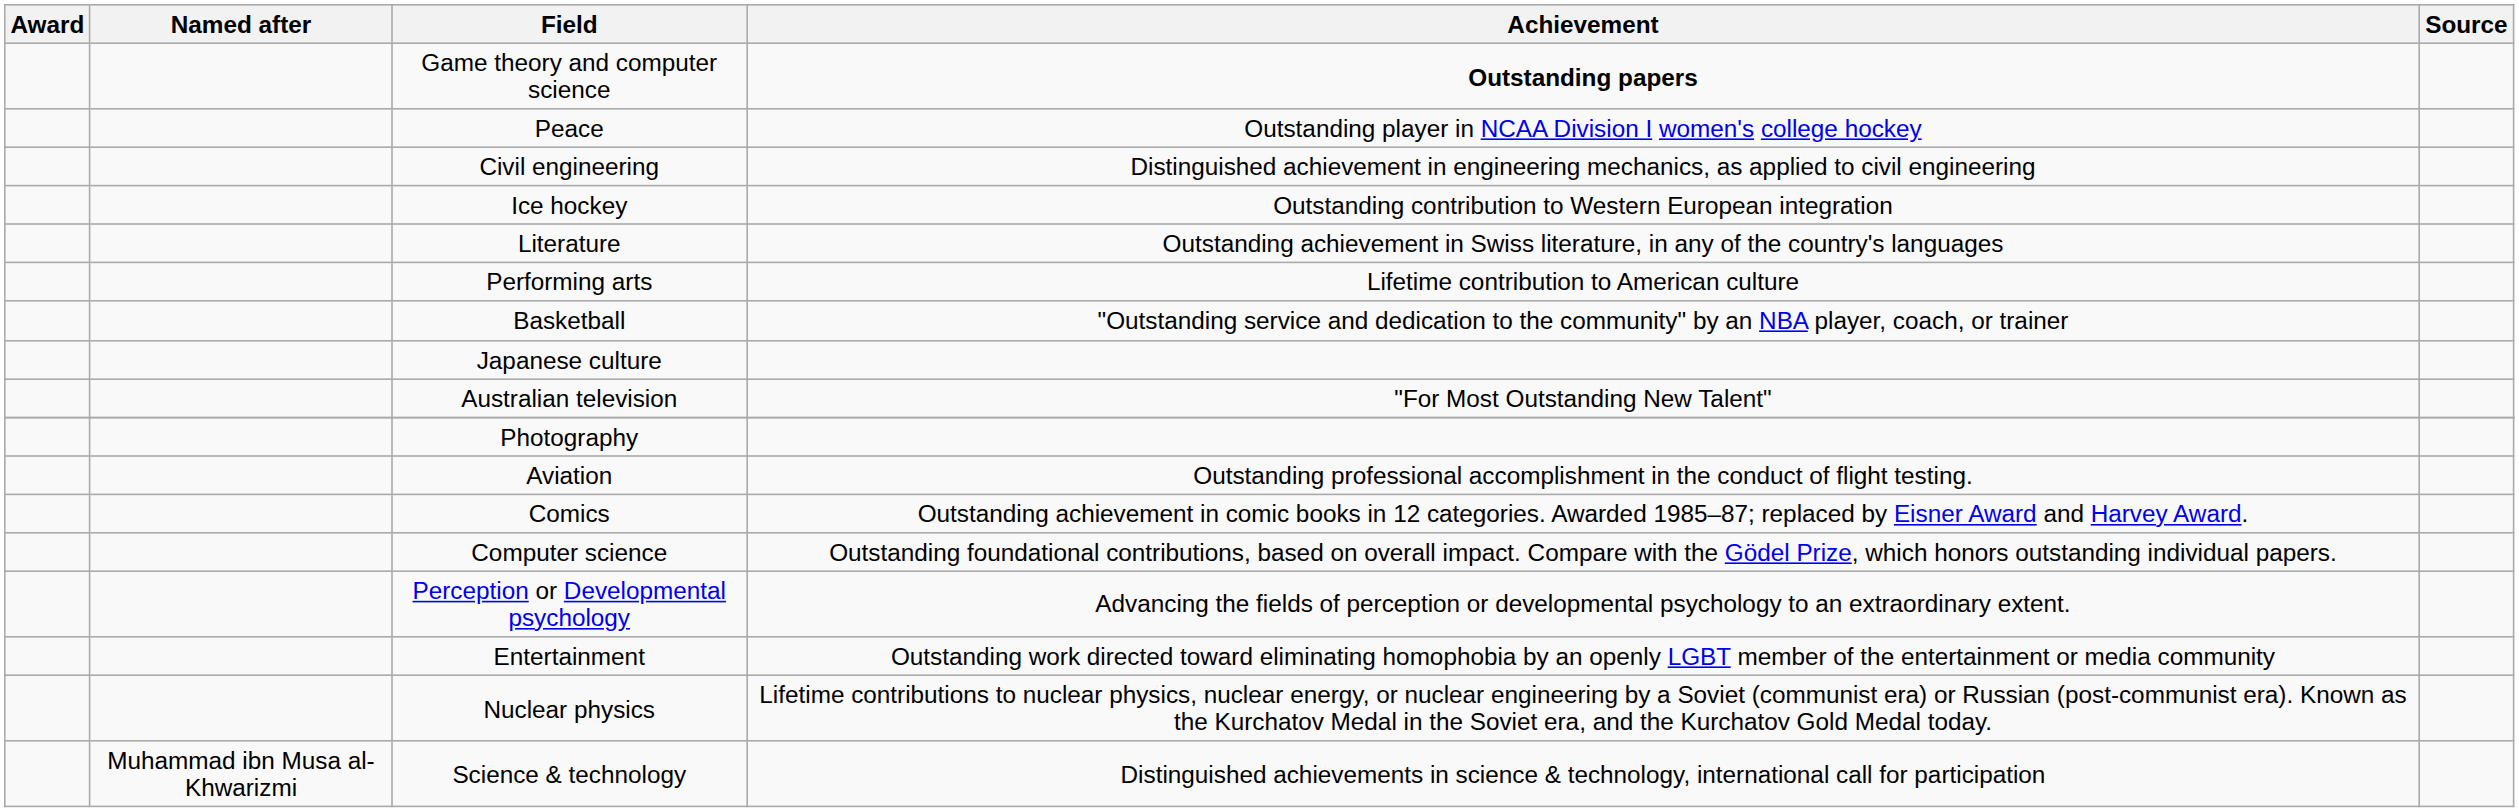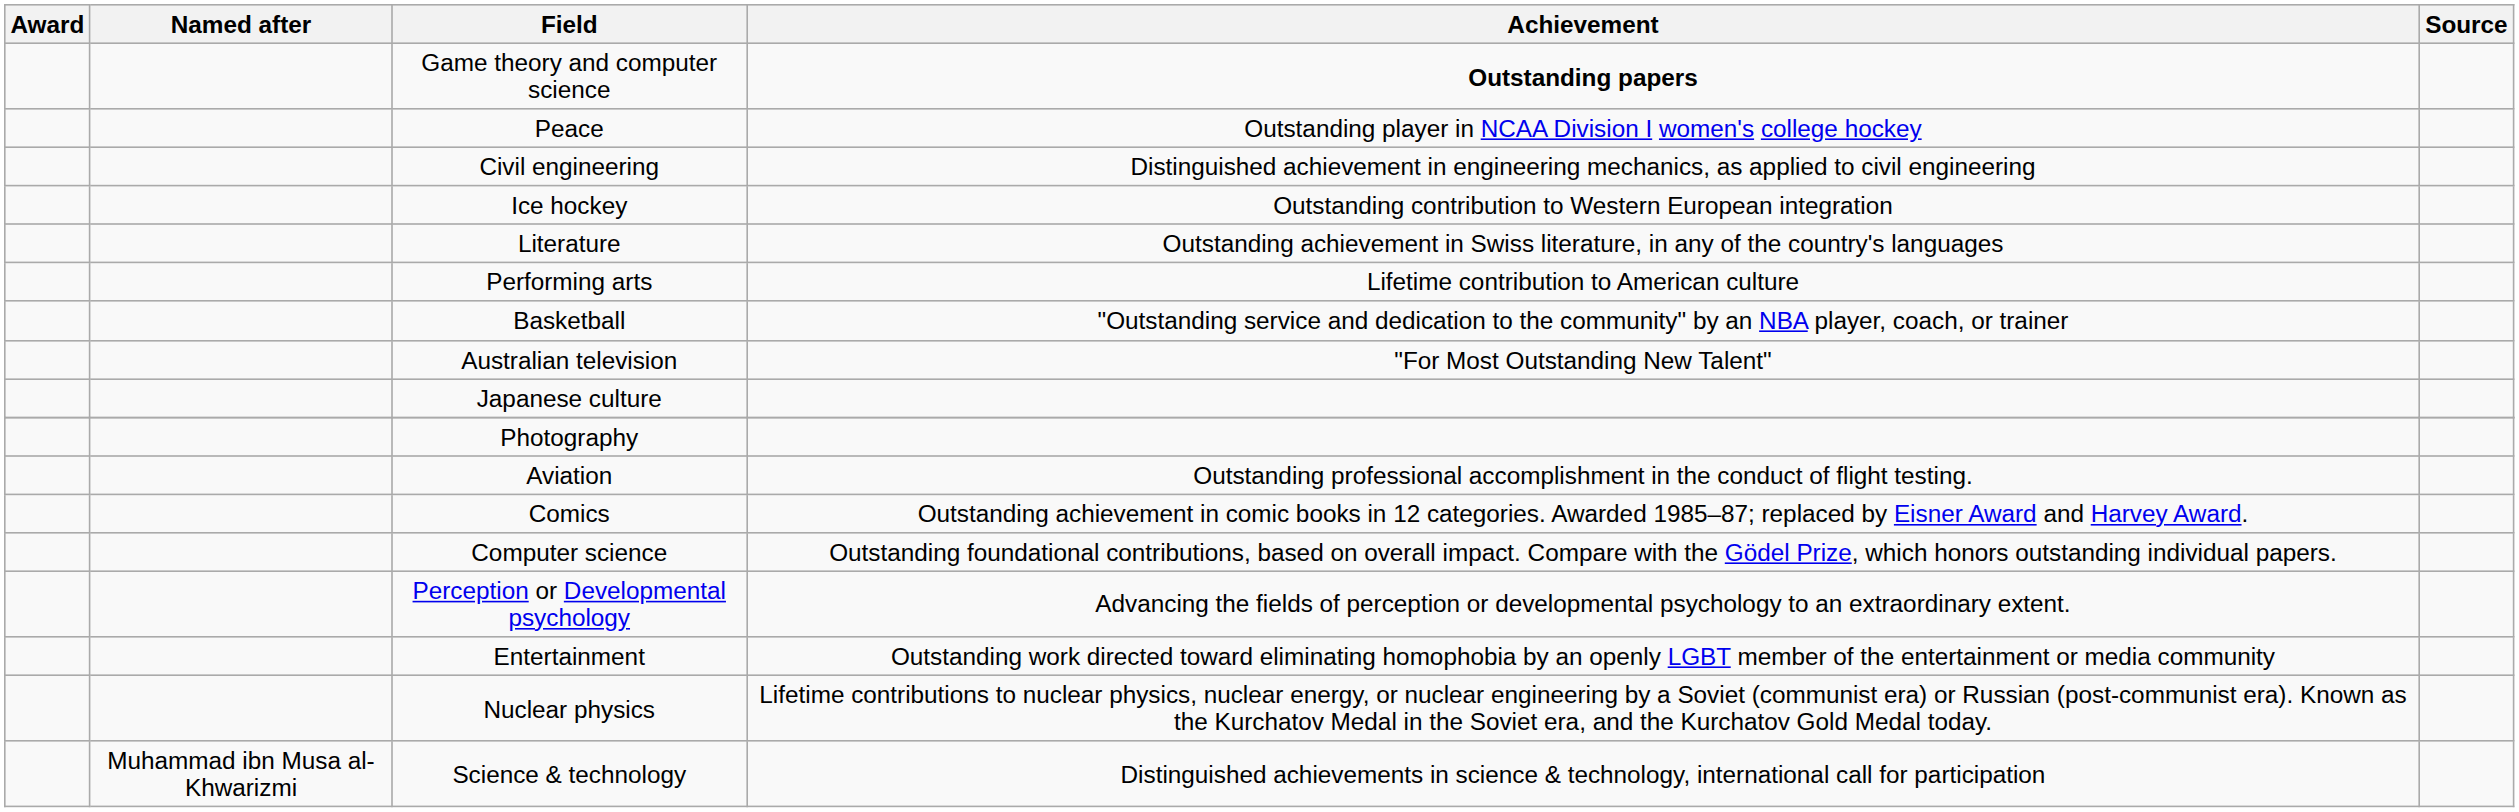rows swapped: (569, 398) <-> (569, 359)
